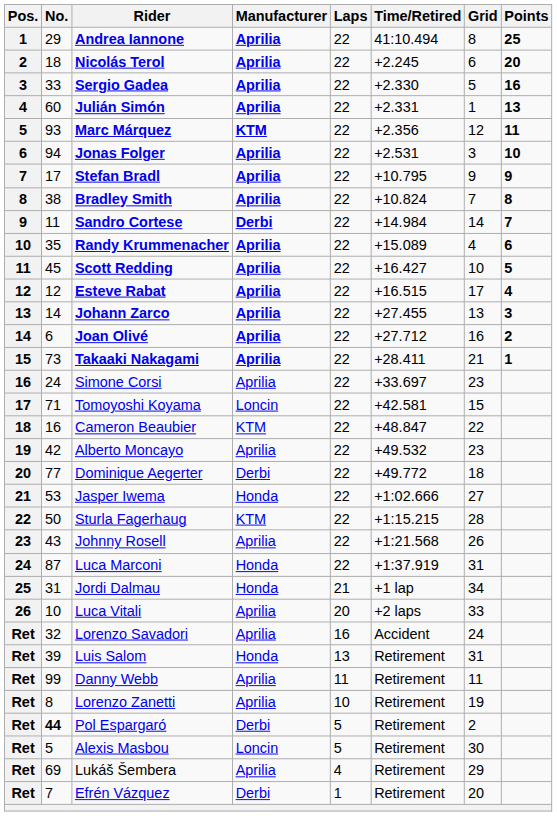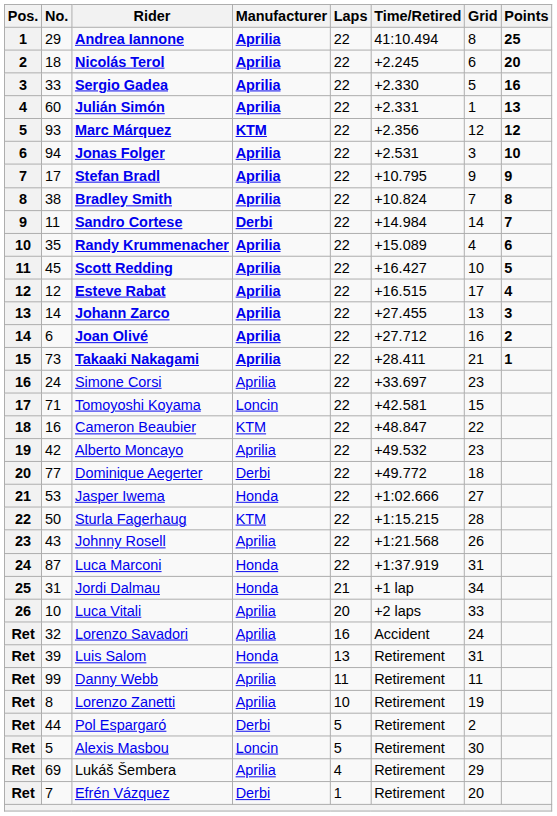(512, 130) 11 -> (512, 130) 12
(53, 725) bold -> (53, 725) normal
